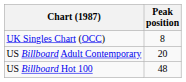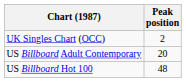(163, 38) 8 -> (163, 38) 2
